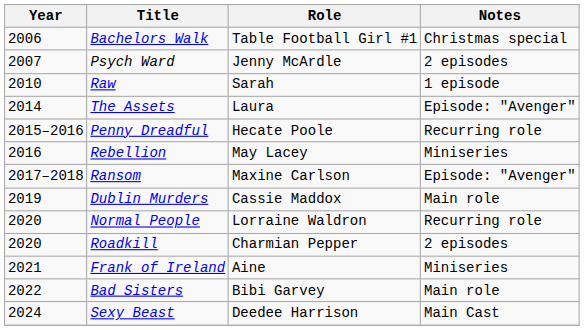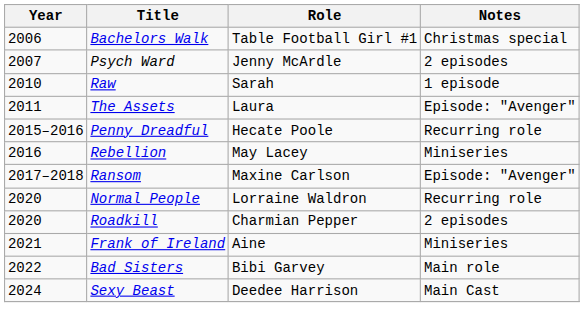(25, 108) 2014 -> (25, 108) 2011
- row: (149, 199)
